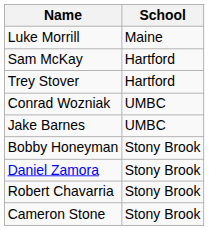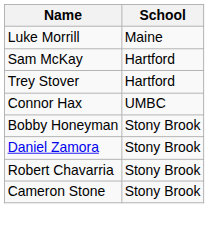- row: (59, 103)
- row: (46, 125)
+ row: (45, 103)
